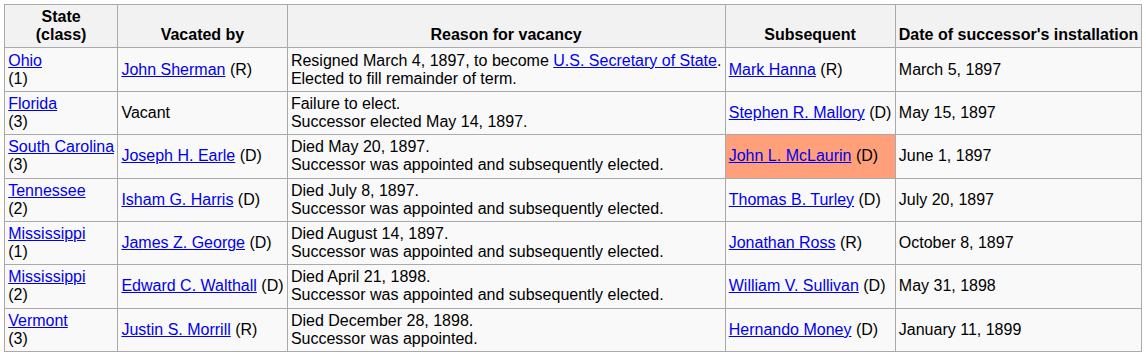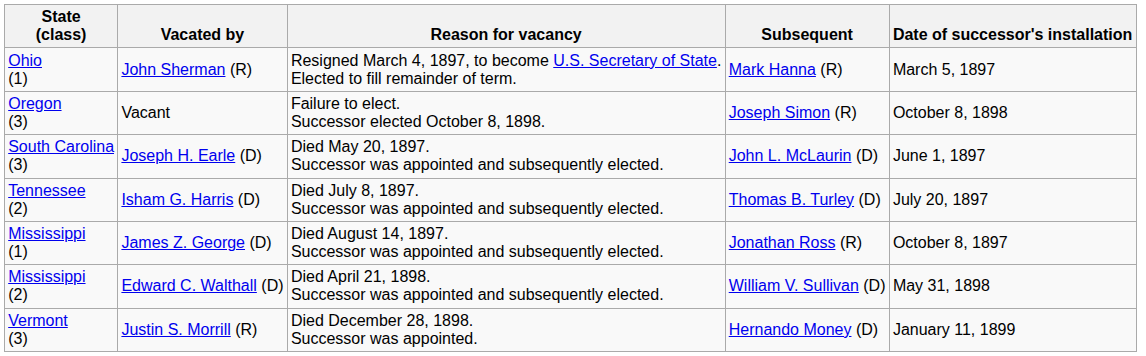- row: (33, 112)
+ row: (35, 112)
(803, 156) lightsalmon background -> (803, 156) no background
